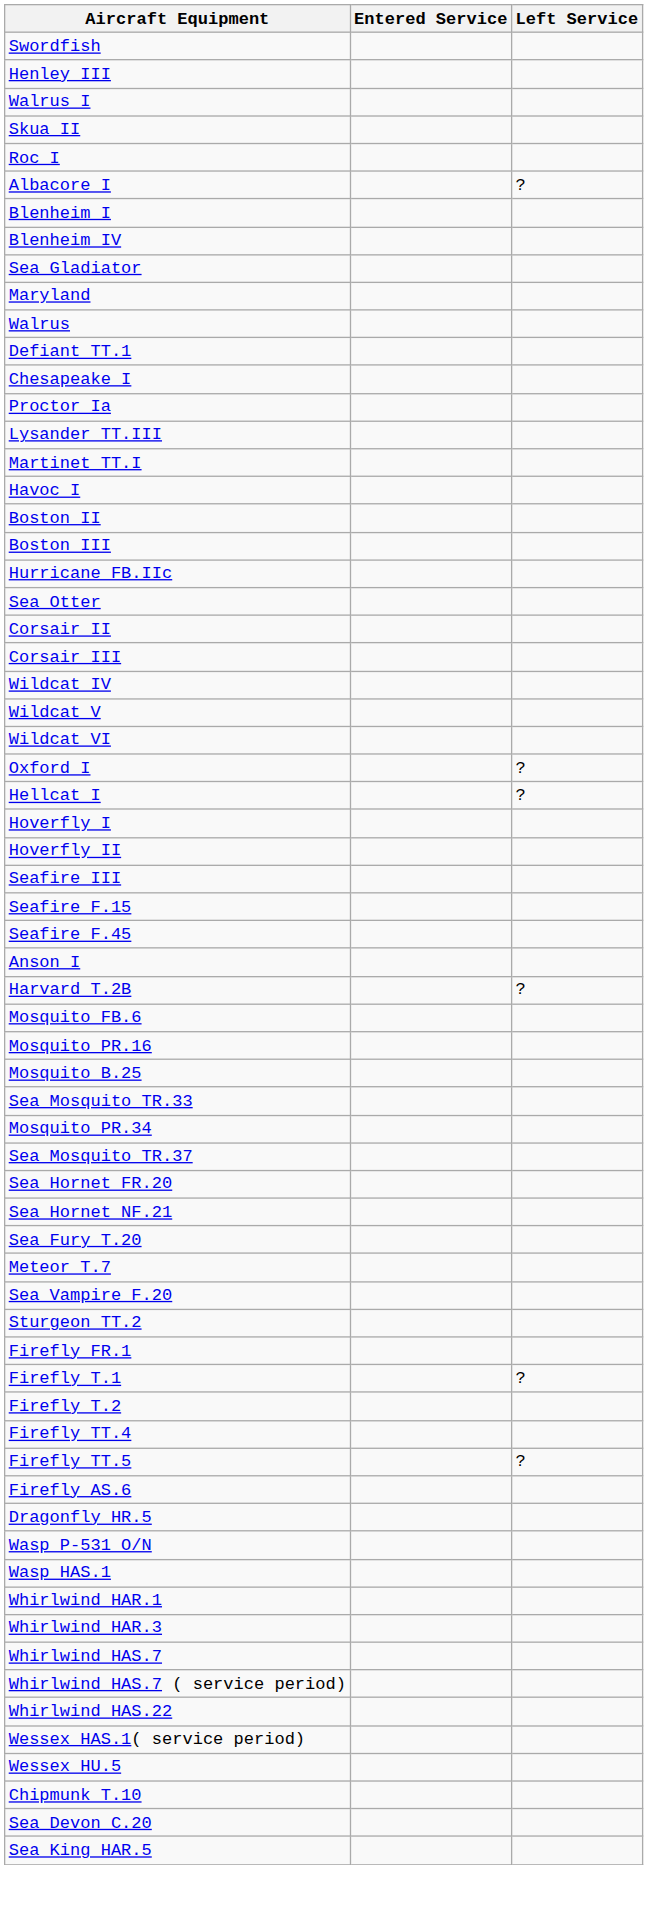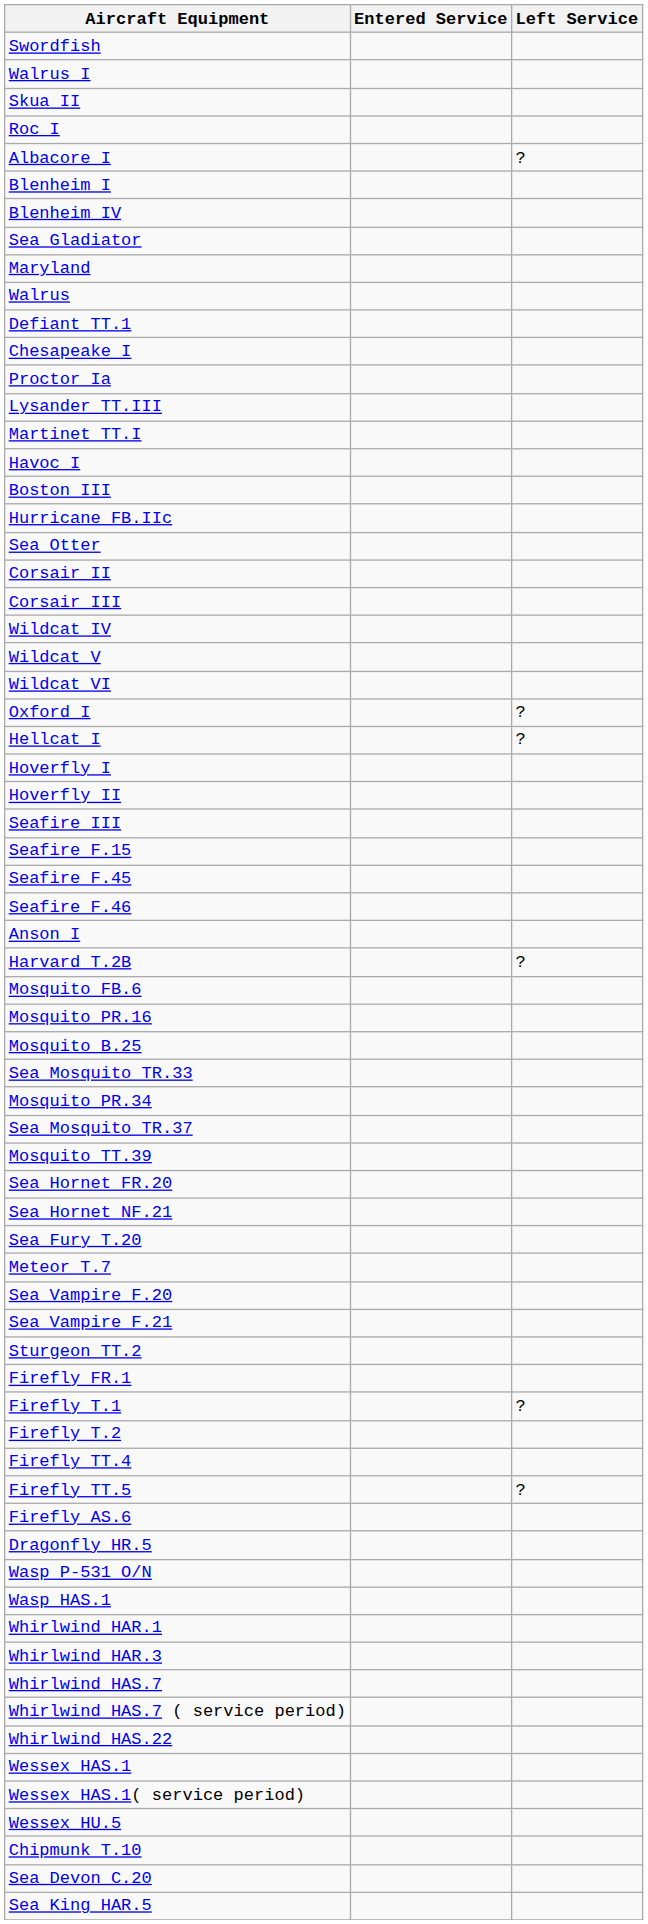- row: (60, 74)
- row: (55, 518)
+ row: (70, 907)
+ row: (80, 1157)
+ row: (90, 1323)
+ row: (70, 1767)
